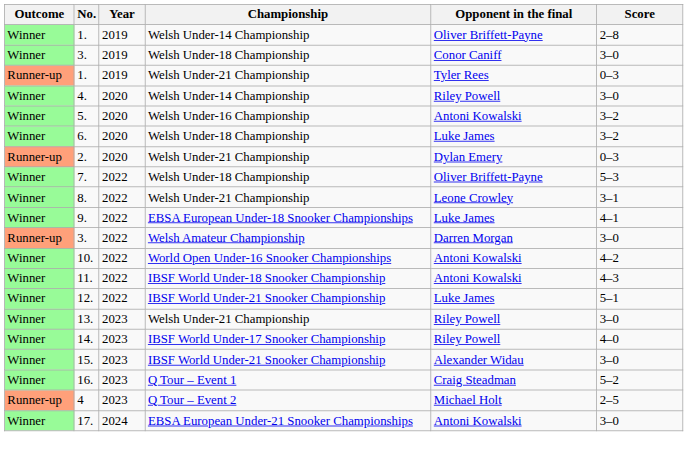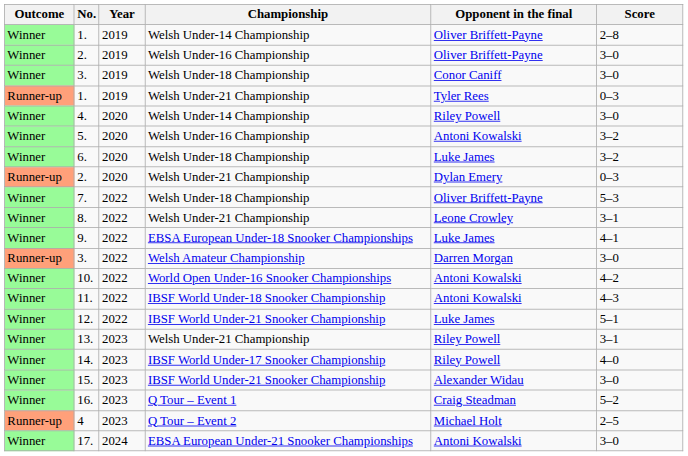+ row: (82, 55)
(609, 319) 3–0 -> (609, 339) 3–1
